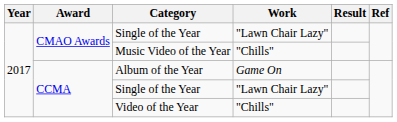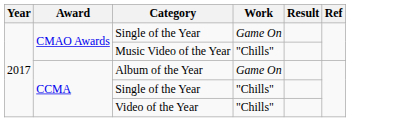(282, 32) "Lawn Chair Lazy" -> (259, 32) Game On
(282, 88) "Lawn Chair Lazy" -> (255, 88) "Chills"
